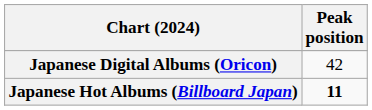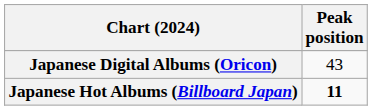(335, 64) 42 -> (335, 64) 43
